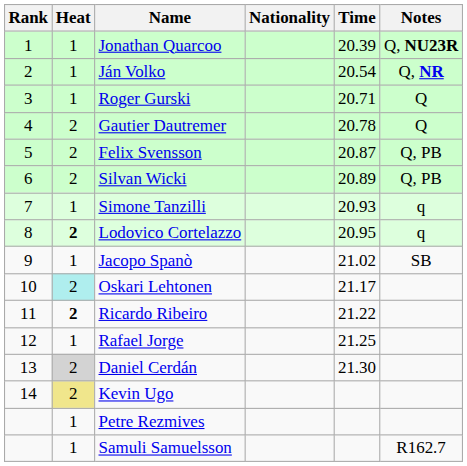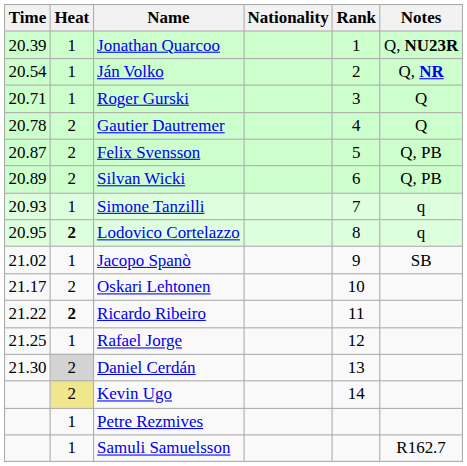columns swapped: (28, 17) <-> (357, 17)
(73, 286) paleturquoise background -> (72, 286) no background
